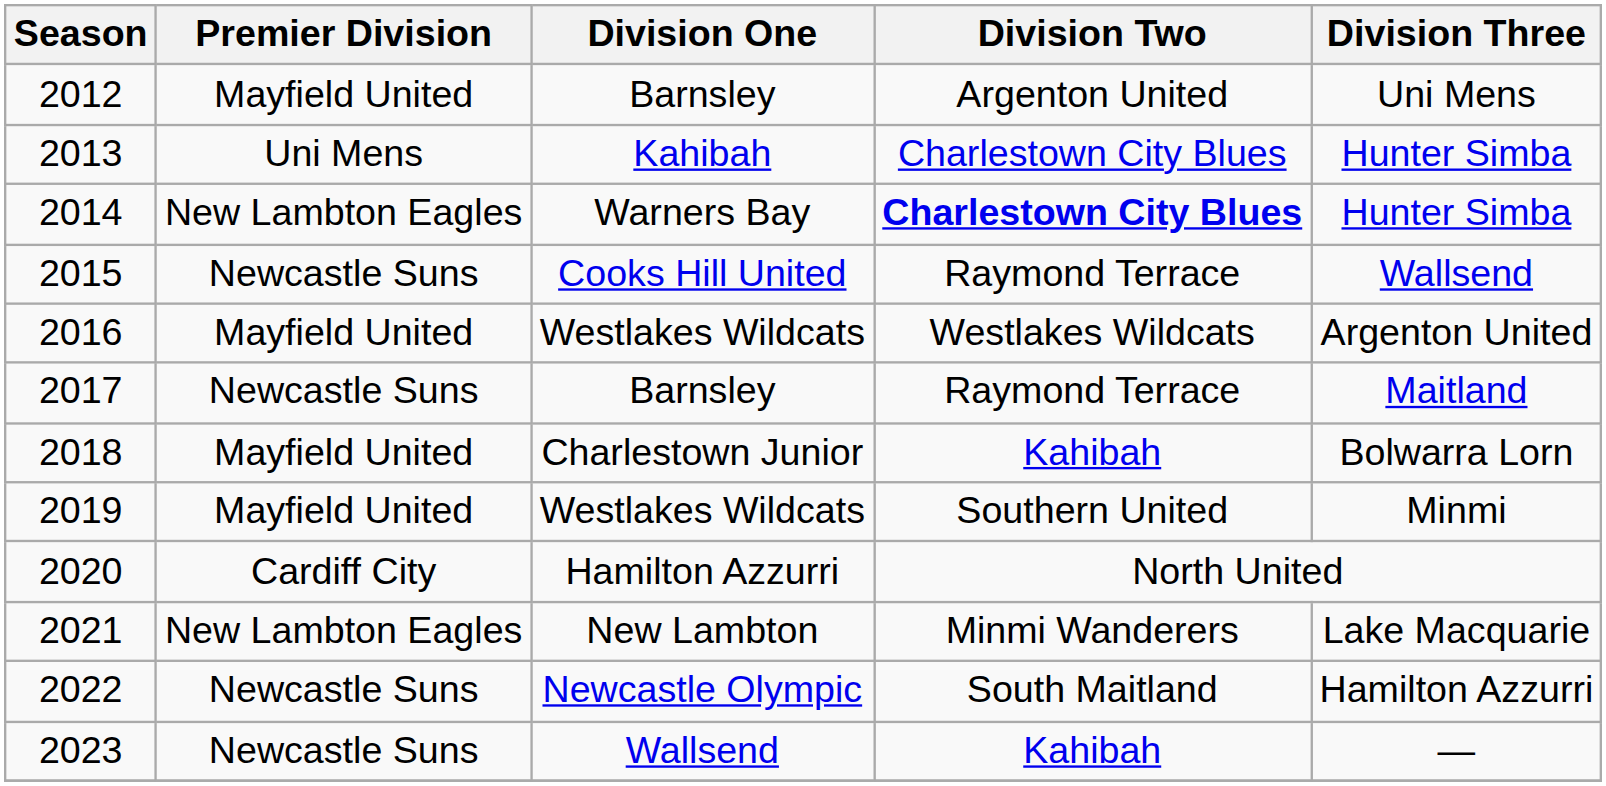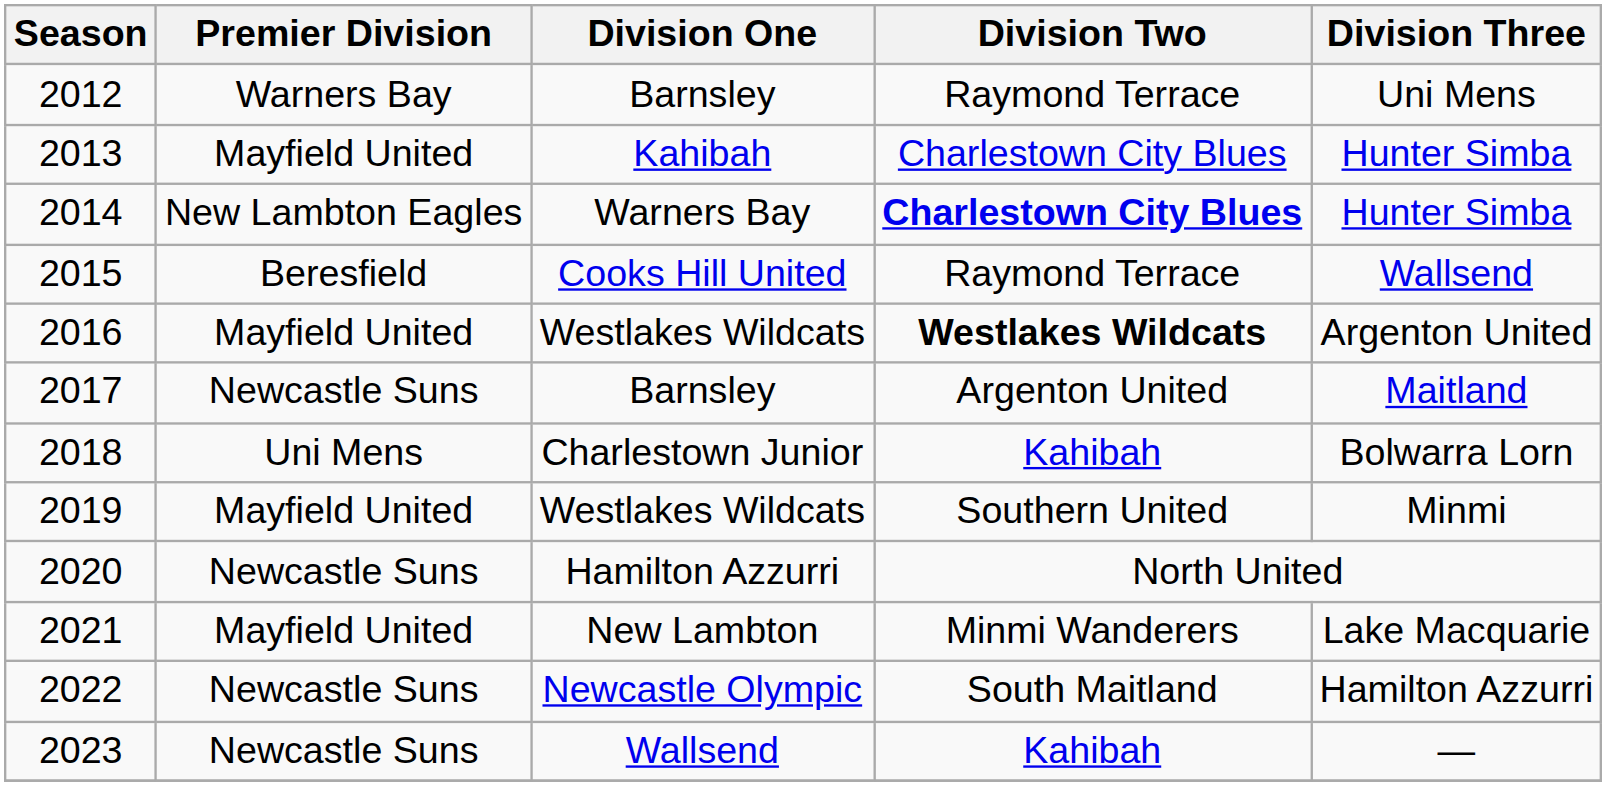(344, 93) Mayfield United -> (344, 93) Warners Bay
(1092, 93) Argenton United -> (1092, 93) Raymond Terrace
(344, 153) Uni Mens -> (344, 153) Mayfield United
(344, 272) Newcastle Suns -> (344, 272) Beresfield
(1092, 332) normal -> (1092, 332) bold
(1092, 392) Raymond Terrace -> (1092, 392) Argenton United
(344, 451) Mayfield United -> (344, 451) Uni Mens
(344, 570) Cardiff City -> (344, 570) Newcastle Suns
(344, 630) New Lambton Eagles -> (344, 630) Mayfield United
